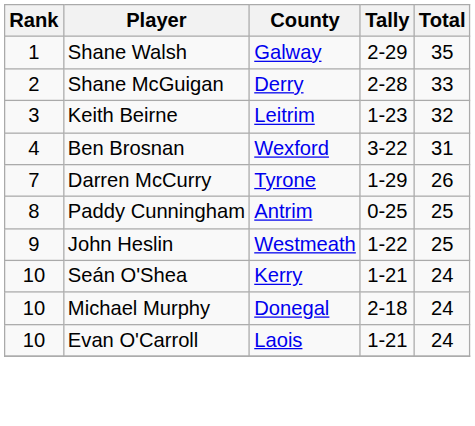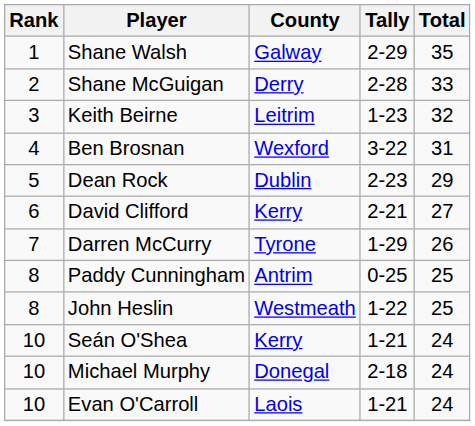+ row: (118, 180)
+ row: (128, 212)
(34, 244) 9 -> (34, 308) 8
